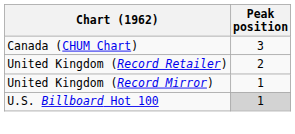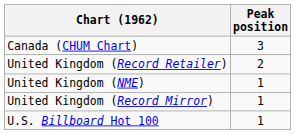+ row: (76, 83)
(261, 102) lightgrey background -> (261, 120) no background
